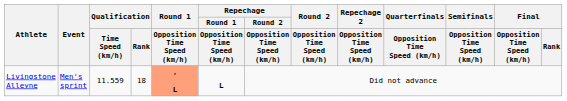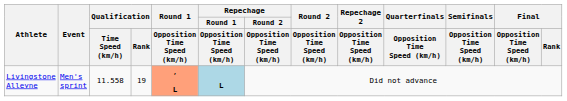(110, 80) 11.559 -> (110, 80) 11.558
(141, 80) 18 -> (141, 80) 19
(221, 85) no background -> (221, 85) lightblue background
